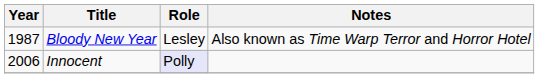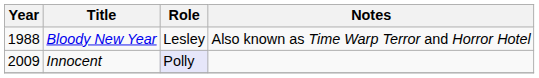(24, 38) 1987 -> (24, 38) 1988
(24, 61) 2006 -> (24, 61) 2009
